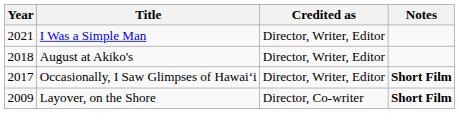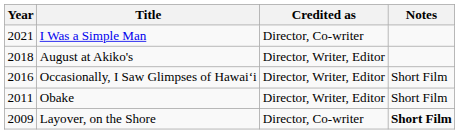(324, 35) Director, Writer, Editor -> (313, 35) Director, Co-writer
(21, 77) 2017 -> (21, 77) 2016
(421, 77) bold -> (419, 77) normal
+ row: (57, 98)
